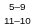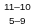rows swapped: (17, 20) <-> (17, 7)
